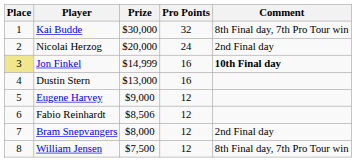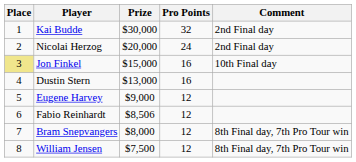(282, 30) 8th Final day, 7th Pro Tour win -> (244, 30) 2nd Final day
(140, 64) $14,999 -> (140, 64) $15,000
(248, 64) bold -> (246, 64) normal
(244, 132) 2nd Final day -> (282, 132) 8th Final day, 7th Pro Tour win
